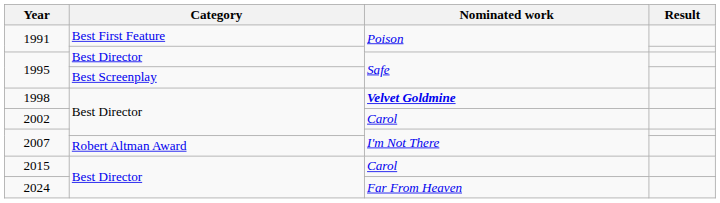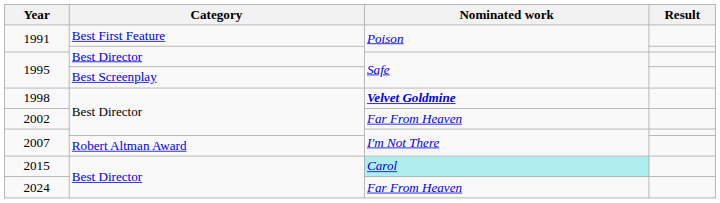(382, 118) Carol -> (415, 118) Far From Heaven
(382, 166) no background -> (382, 166) paleturquoise background
